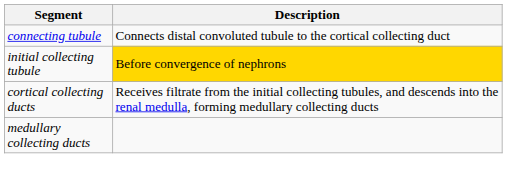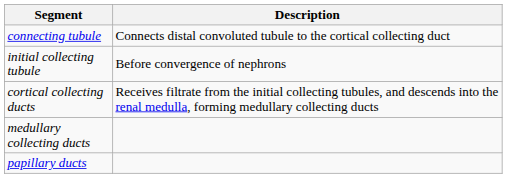(201, 63) gold background -> (201, 63) no background
+ row: (47, 163)
